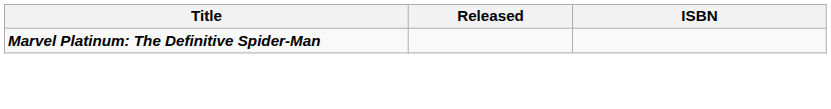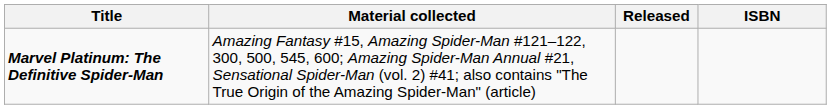+ column: (412, 16)
